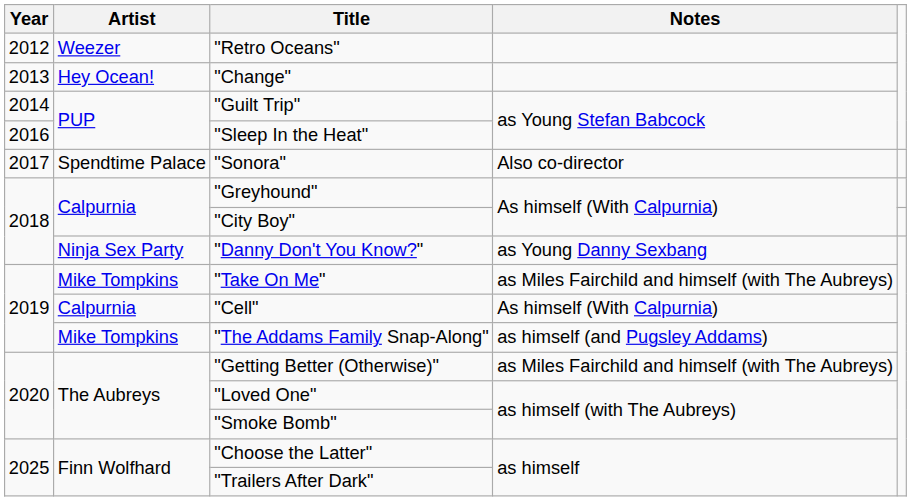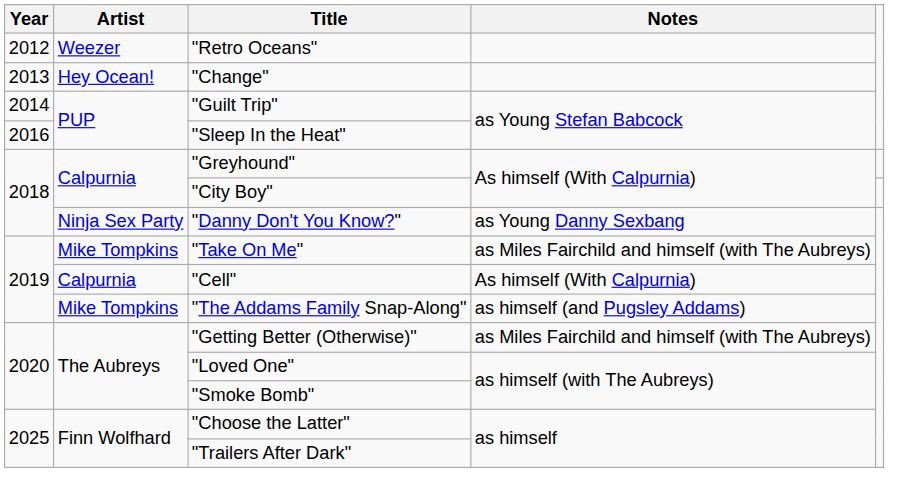- row: (250, 163)
